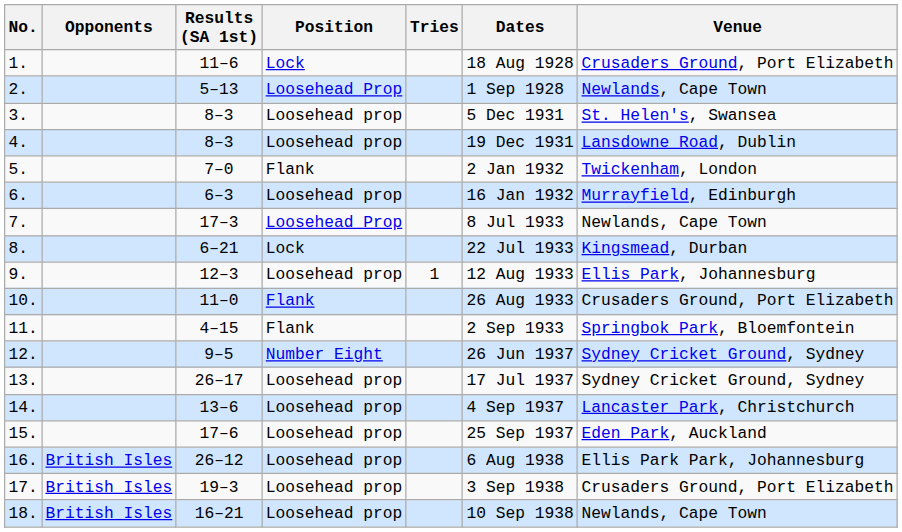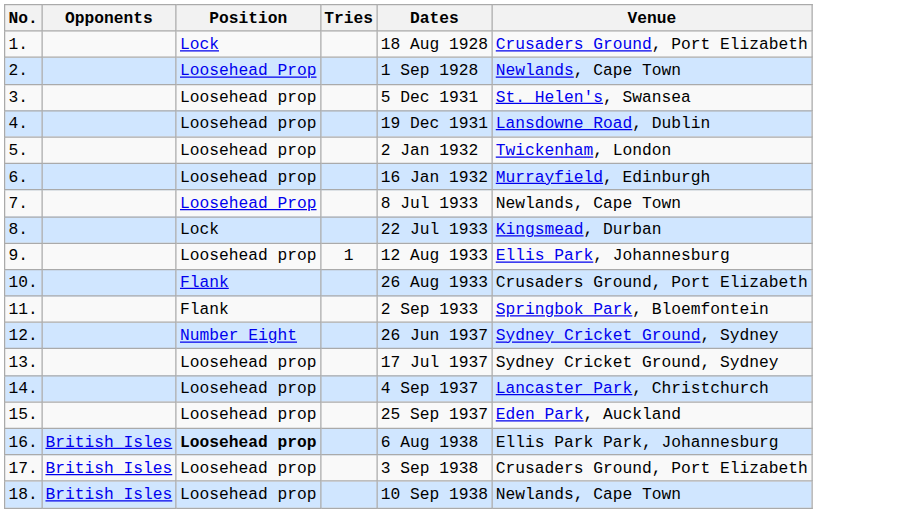- column: (219, 27)
(290, 169) Flank -> (248, 150) Loosehead prop
(334, 460) normal -> (248, 442) bold
